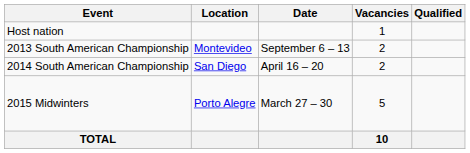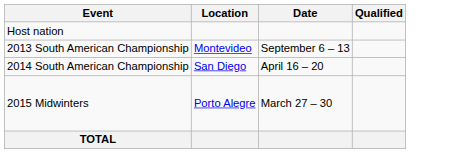- column: (382, 13)
